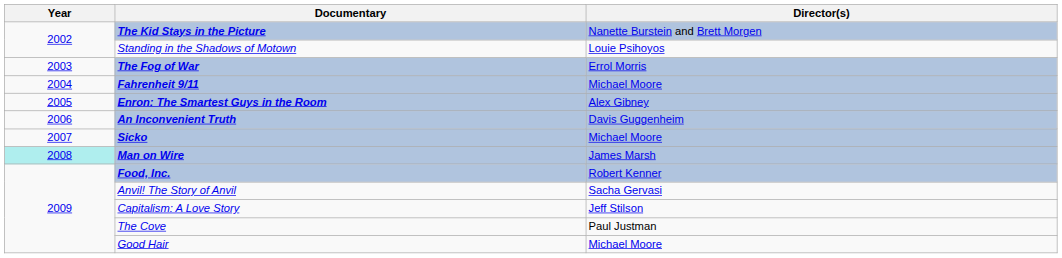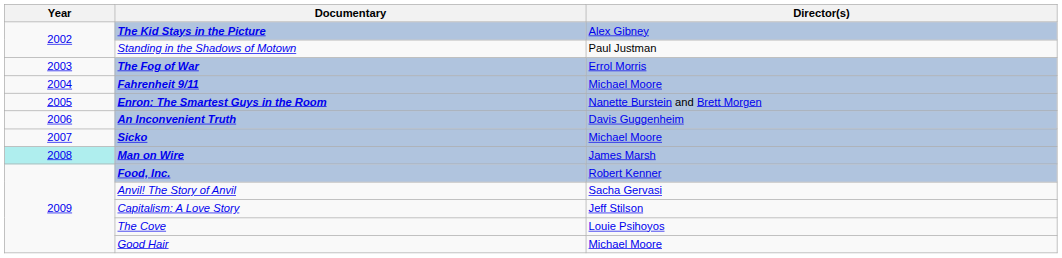(675, 31) Nanette Burstein and Brett Morgen -> (619, 31) Alex Gibney
(627, 48) Louie Psihoyos -> (622, 48) Paul Justman
(619, 102) Alex Gibney -> (675, 102) Nanette Burstein and Brett Morgen
(622, 226) Paul Justman -> (627, 226) Louie Psihoyos
